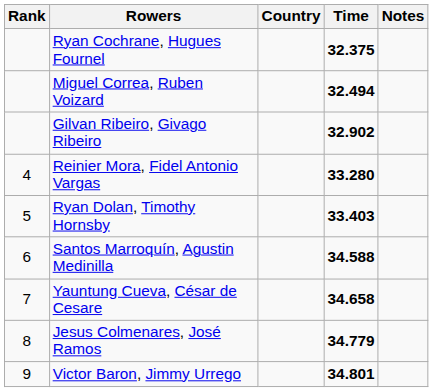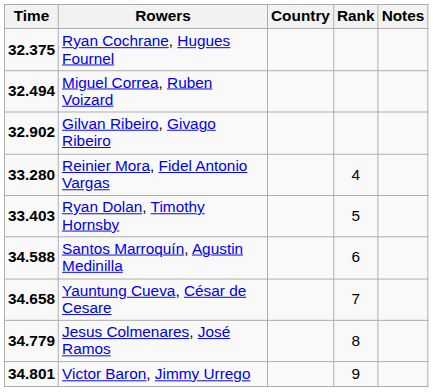columns swapped: (27, 16) <-> (351, 16)
